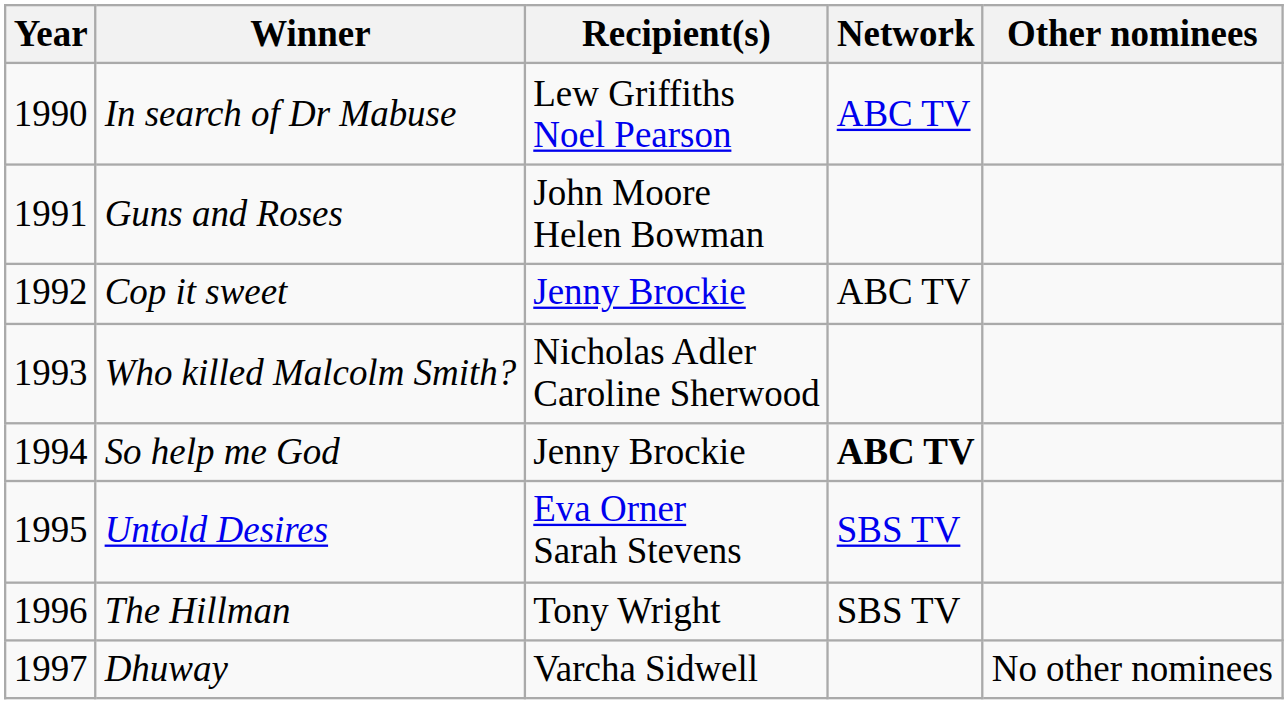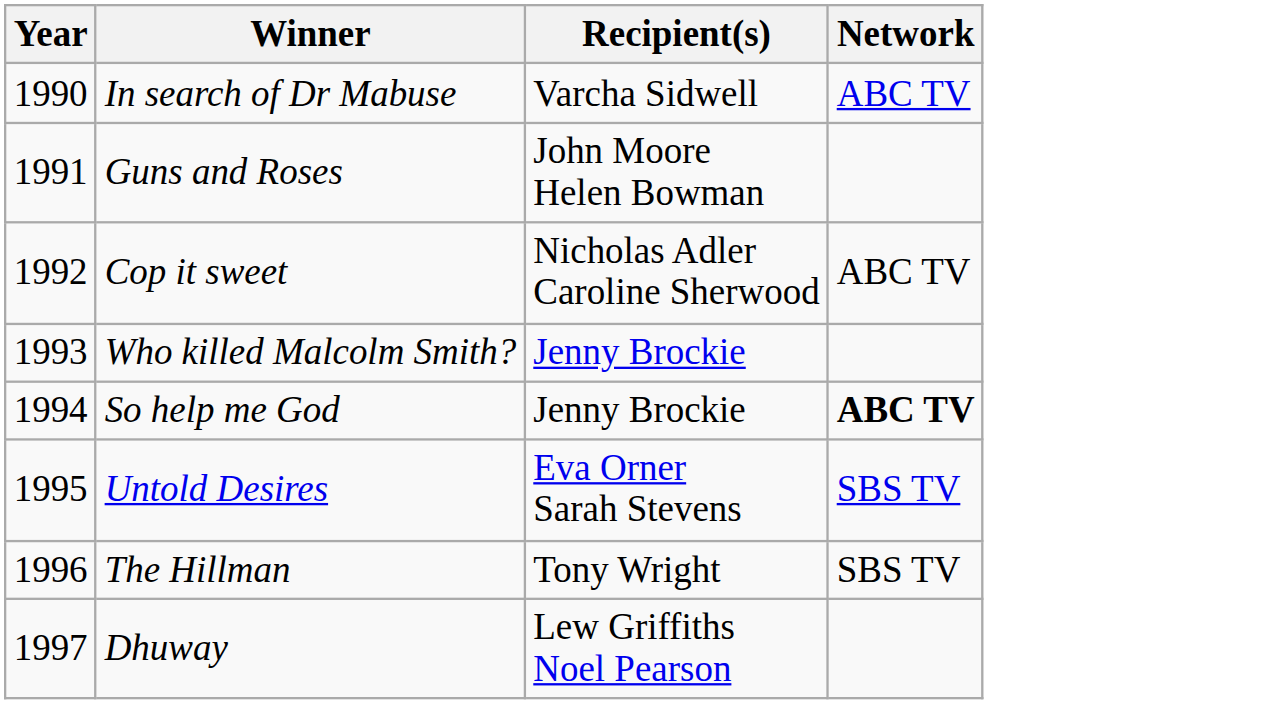- column: (1132, 33)
(634, 113) Lew Griffiths Noel Pearson -> (646, 92) Varcha Sidwell
(640, 292) Jenny Brockie -> (676, 272) Nicholas Adler Caroline Sherwood
(676, 372) Nicholas Adler Caroline Sherwood -> (640, 351) Jenny Brockie
(646, 669) Varcha Sidwell -> (634, 648) Lew Griffiths Noel Pearson
